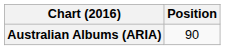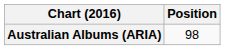(192, 34) 90 -> (192, 34) 98
